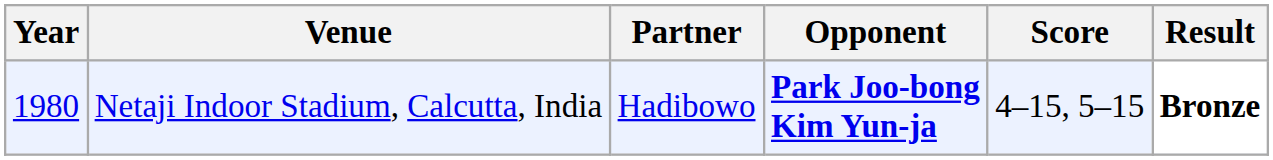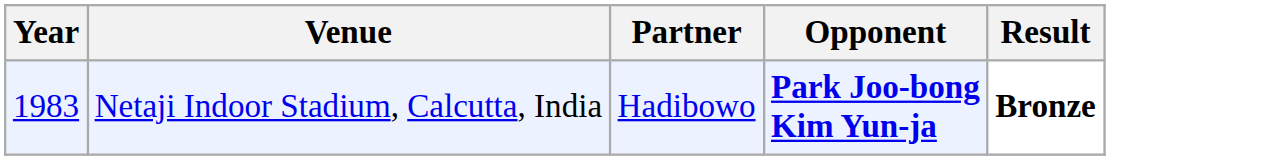- column: (1070, 32)
(46, 106) 1980 -> (46, 106) 1983
